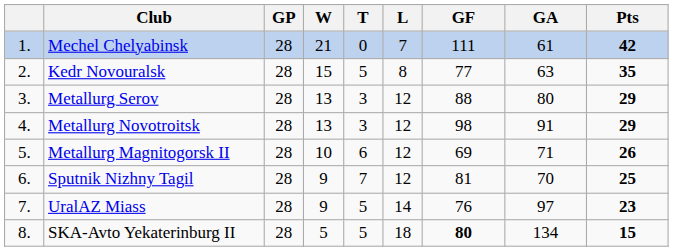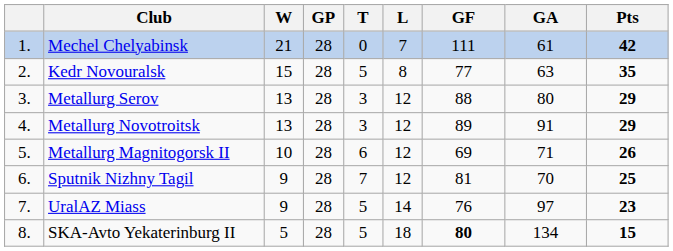columns swapped: (284, 17) <-> (323, 17)
(463, 125) 98 -> (463, 125) 89
